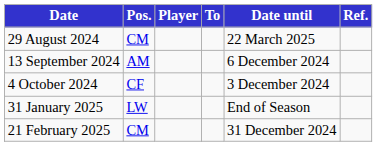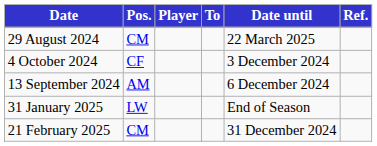rows swapped: (64, 61) <-> (53, 84)
